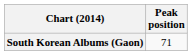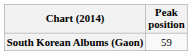(166, 42) 71 -> (166, 42) 59
